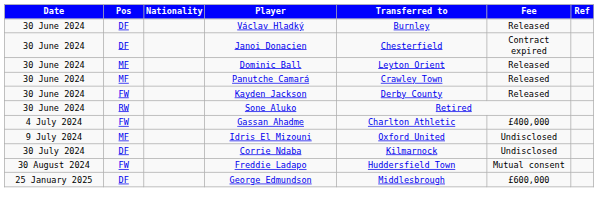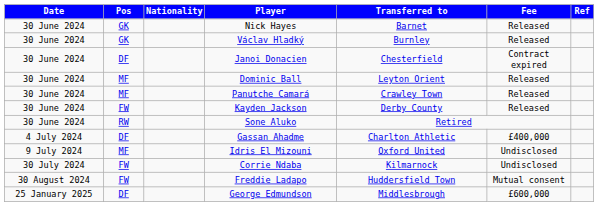+ row: (271, 26)
(124, 26) DF -> (124, 40) GK
(124, 122) FW -> (124, 136) DF
(124, 151) DF -> (124, 165) FW
